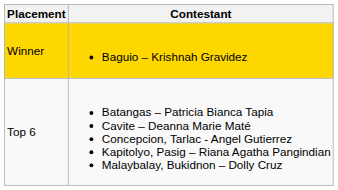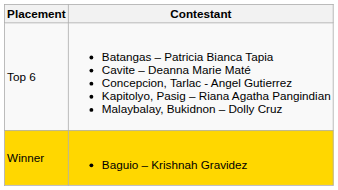rows swapped: (26, 51) <-> (21, 132)
